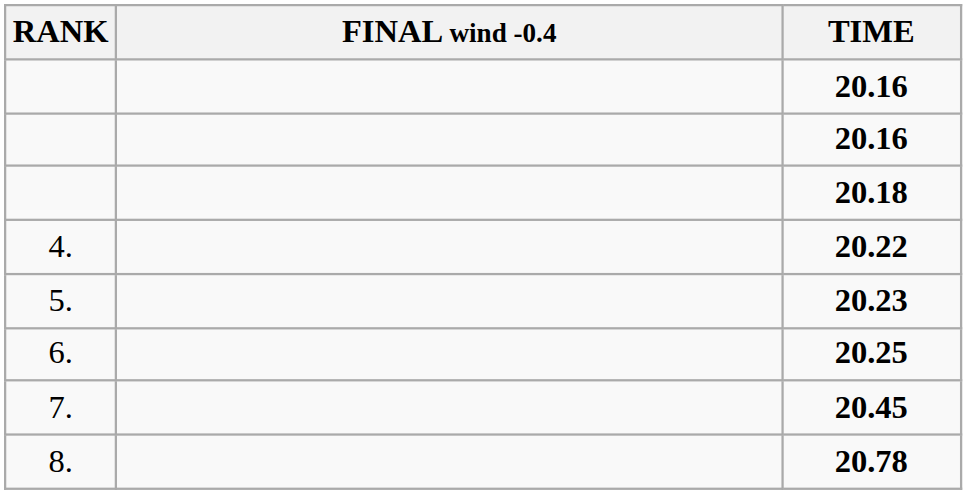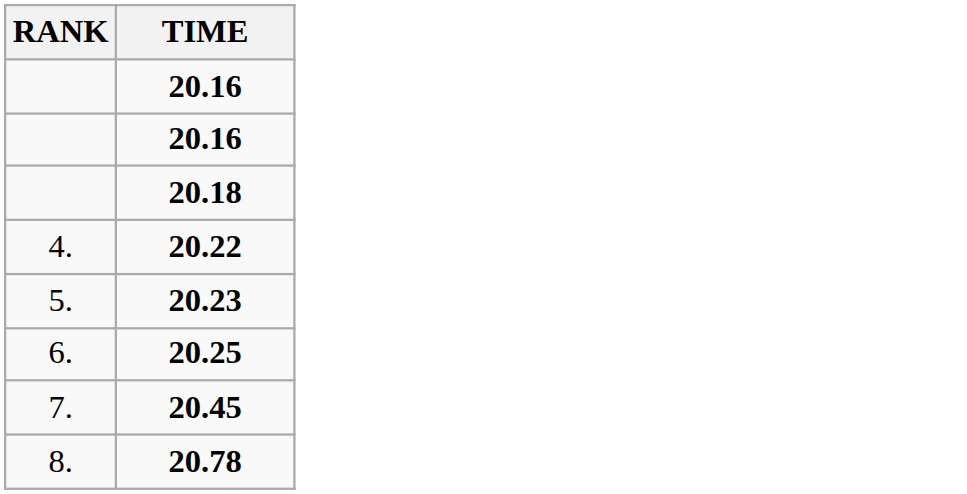- column: (449, 31)
